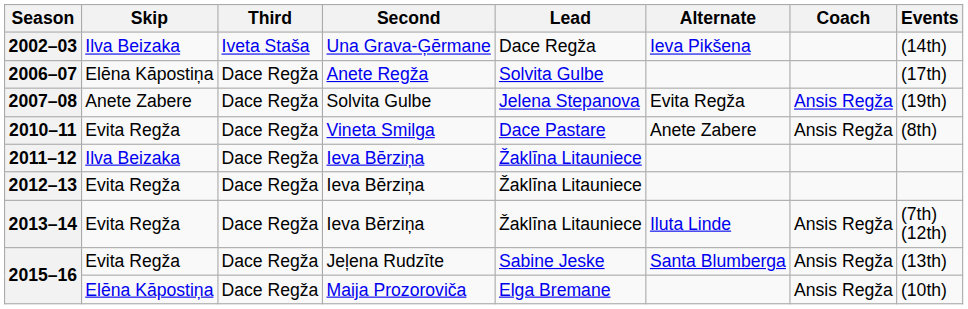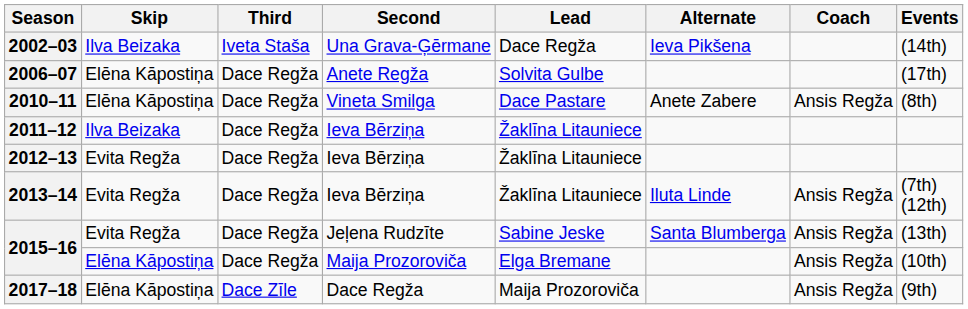- row: (43, 102)
(133, 130) Evita Regža -> (149, 102) Elēna Kāpostiņa
+ row: (43, 289)
